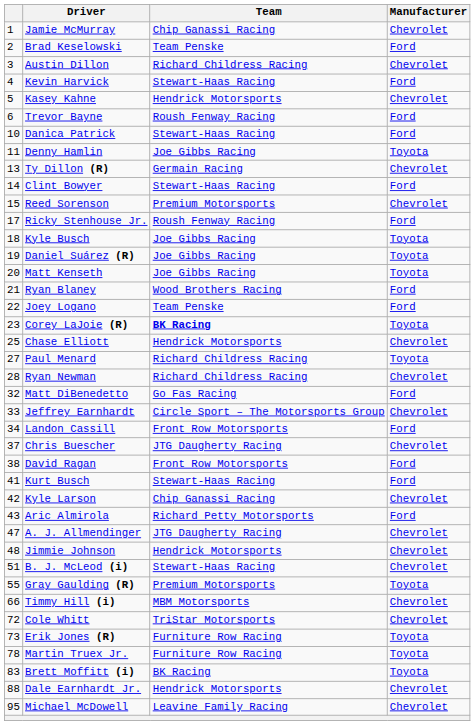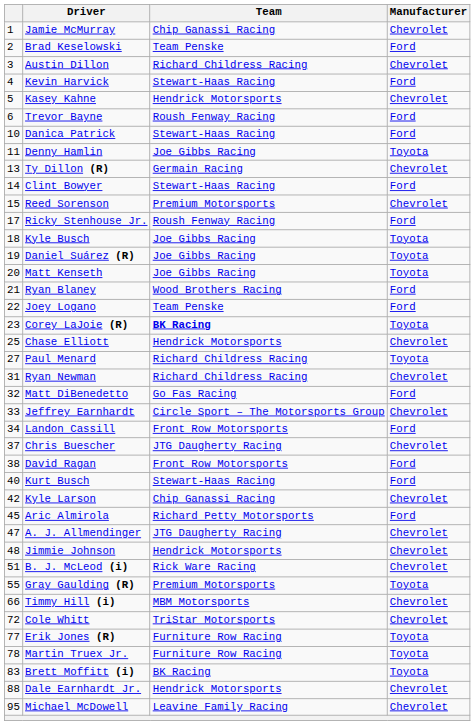(13, 378) 28 -> (13, 378) 31
(13, 482) 41 -> (13, 482) 40
(13, 516) 43 -> (13, 516) 45
(214, 569) Stewart-Haas Racing -> (204, 569) Rick Ware Racing
(13, 638) 73 -> (13, 638) 77
